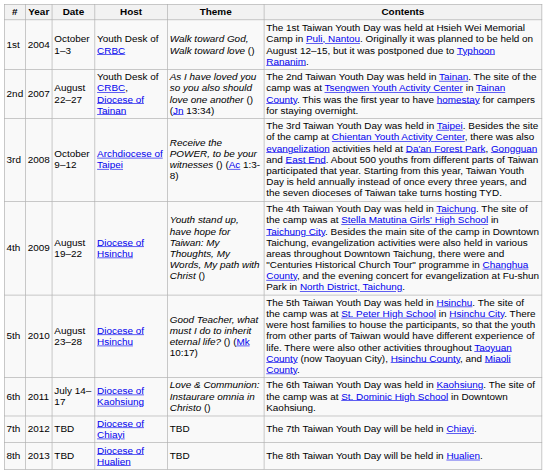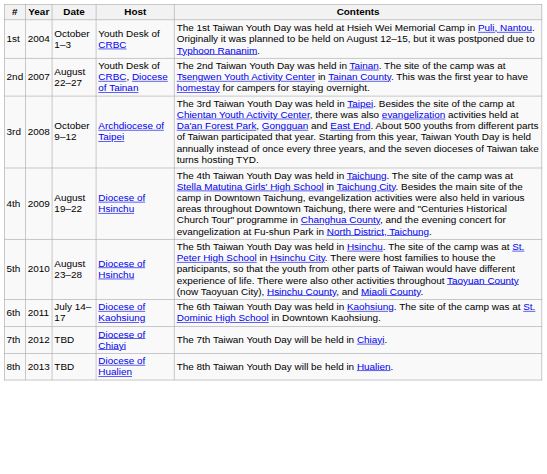- column: (216, 12)
